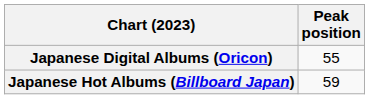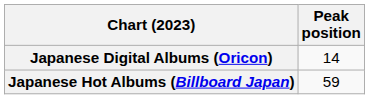(331, 57) 55 -> (331, 57) 14
